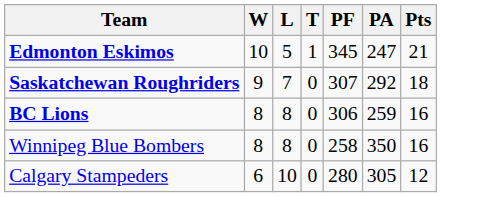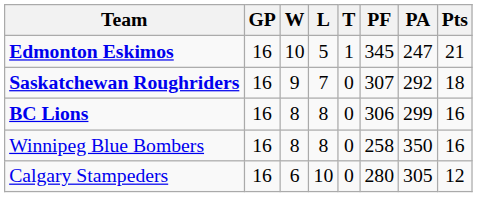+ column: (262, 20)
(381, 113) 259 -> (418, 113) 299
